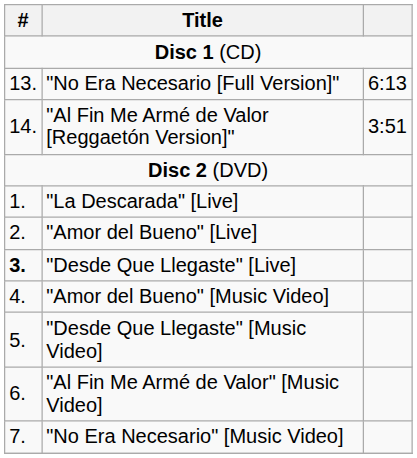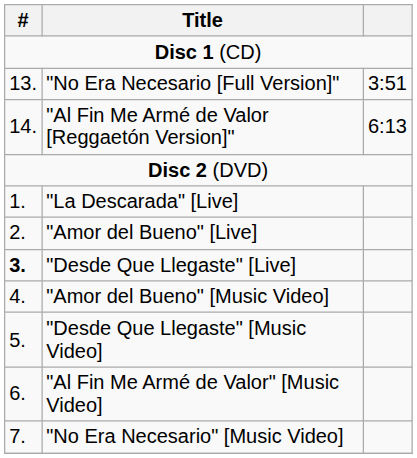(387, 83) 6:13 -> (387, 83) 3:51
(387, 126) 3:51 -> (387, 126) 6:13
